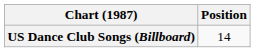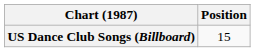(224, 36) 14 -> (224, 36) 15
